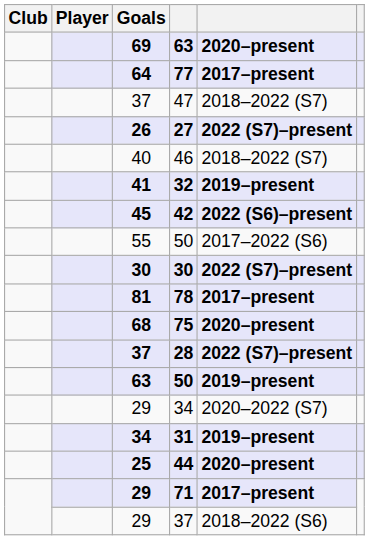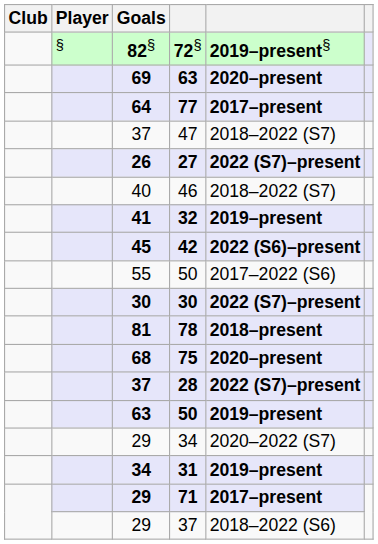+ row: (141, 48)
(258, 297) 2017–present -> (266, 330) 2018–present
- row: (141, 465)
